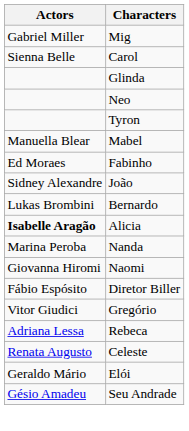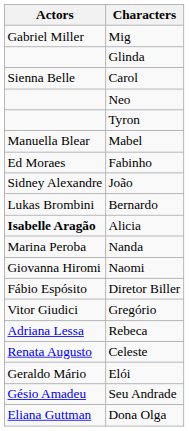rows swapped: (123, 57) <-> (126, 78)
+ row: (137, 415)
